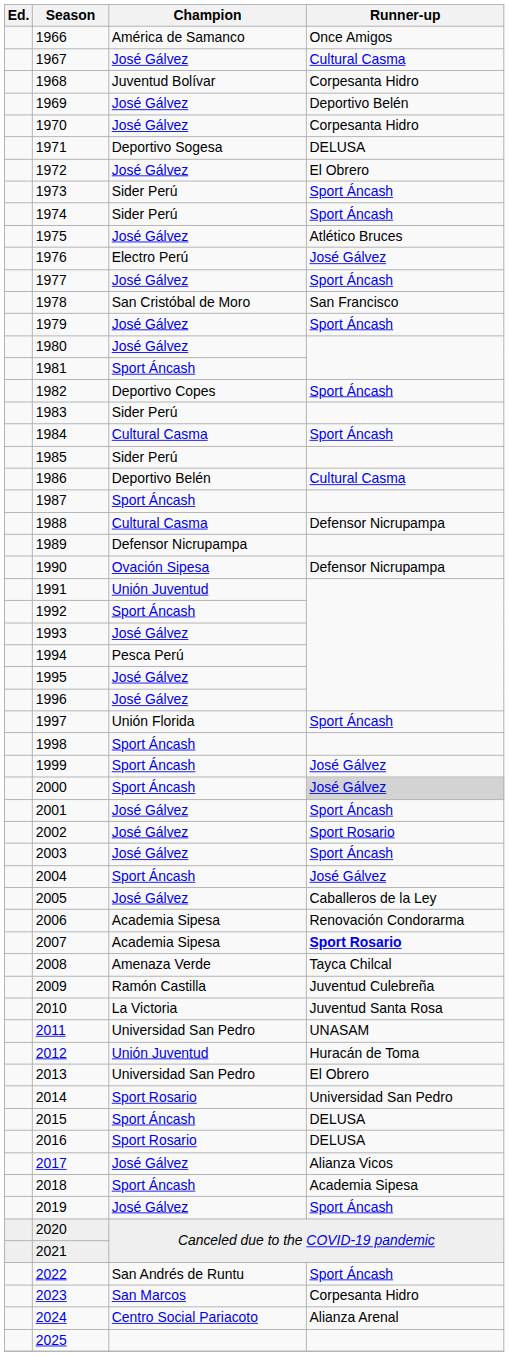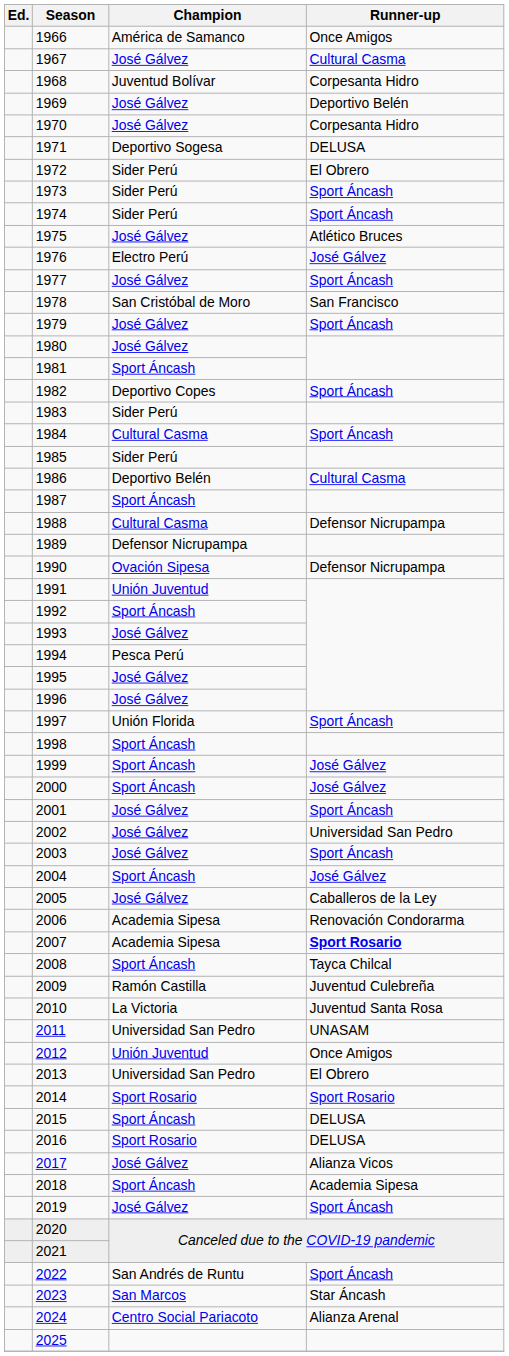(150, 170) José Gálvez -> (145, 170) Sider Perú
(348, 788) lightgrey background -> (348, 788) no background
(352, 832) Sport Rosario -> (381, 832) Universidad San Pedro
(161, 964) Amenaza Verde -> (154, 964) Sport Áncash
(364, 1053) Huracán de Toma -> (351, 1053) Once Amigos
(381, 1097) Universidad San Pedro -> (352, 1097) Sport Rosario
(364, 1295) Corpesanta Hidro -> (347, 1295) Star Áncash
